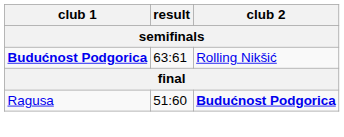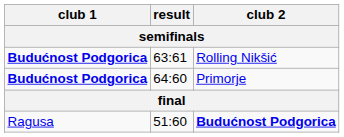+ row: (221, 79)
